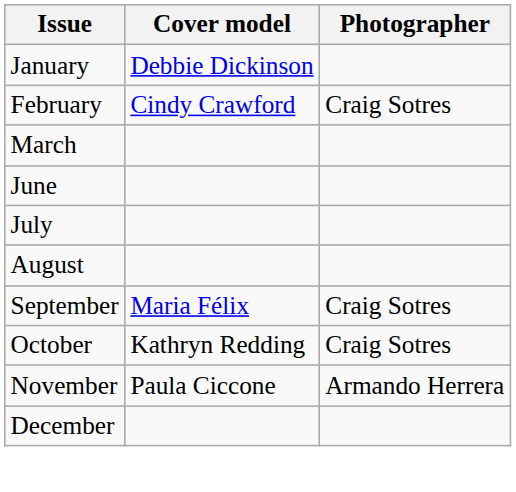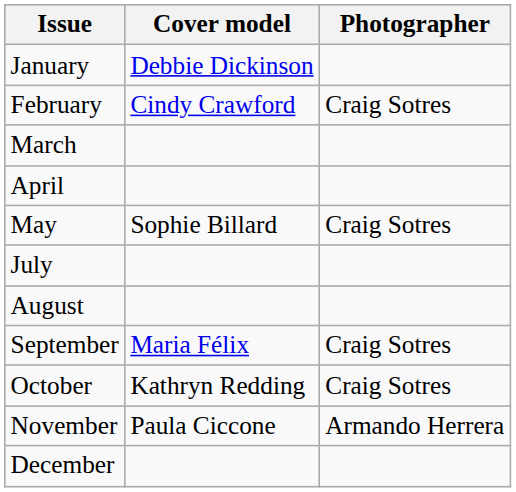+ row: (37, 184)
+ row: (34, 225)
- row: (34, 184)
